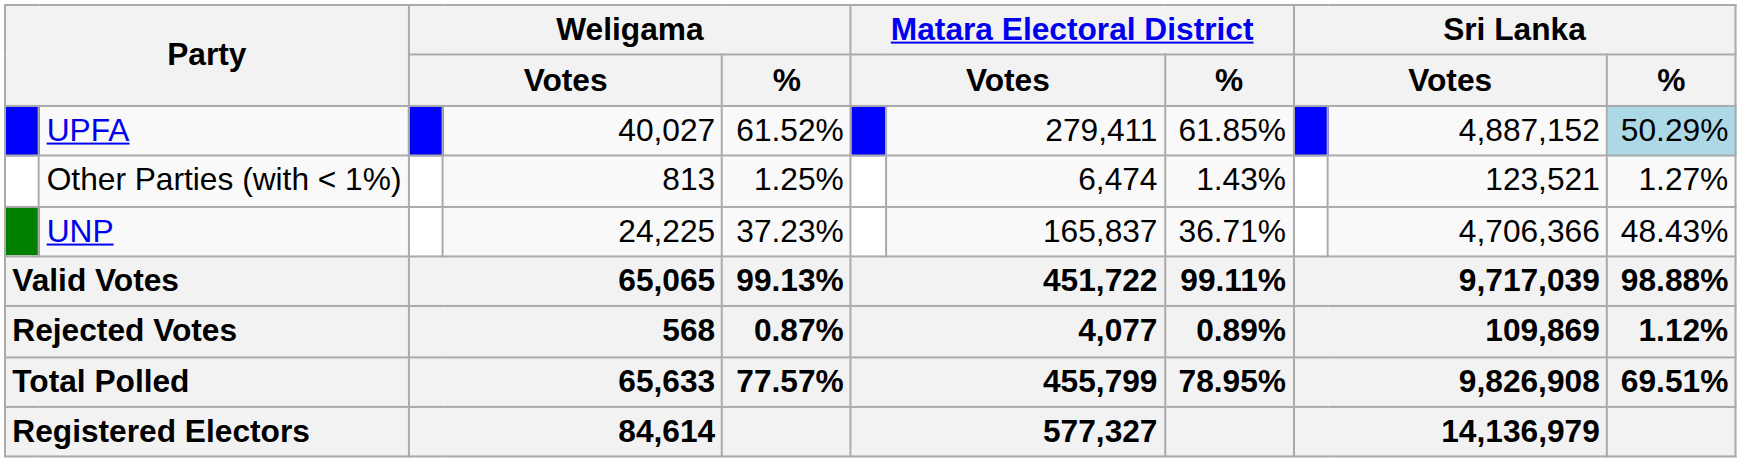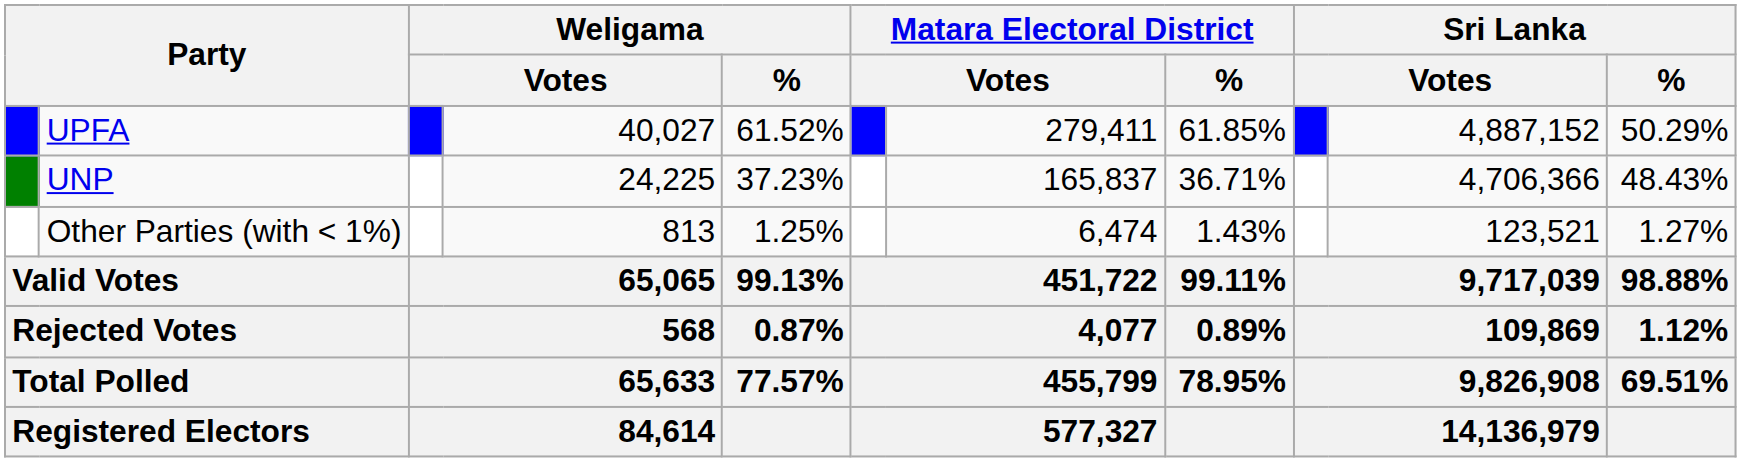(1675, 130) lightblue background -> (1675, 130) no background
rows swapped: (80, 230) <-> (224, 180)
